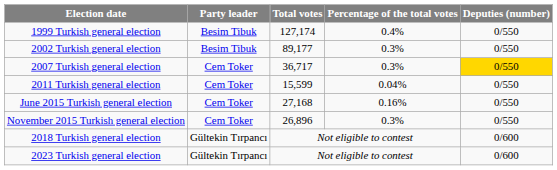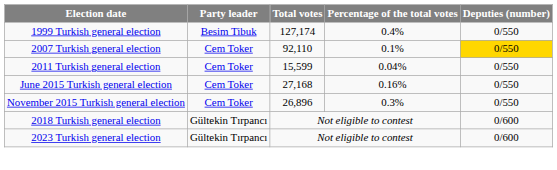- row: (96, 49)
(297, 67) 36,717 -> (297, 49) 92,110
(393, 67) 0.3% -> (393, 49) 0.1%
